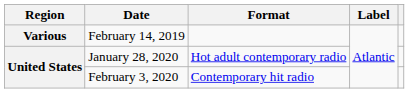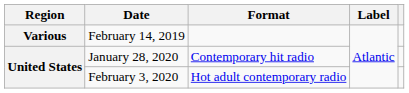(269, 56) Hot adult contemporary radio -> (252, 56) Contemporary hit radio
(252, 77) Contemporary hit radio -> (269, 77) Hot adult contemporary radio
